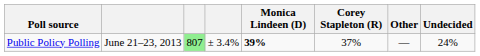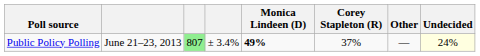(255, 42) 39% -> (255, 42) 49%
(448, 42) no background -> (448, 42) lightyellow background
